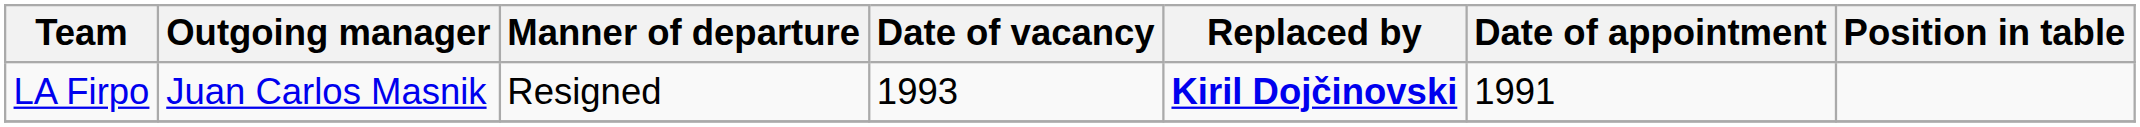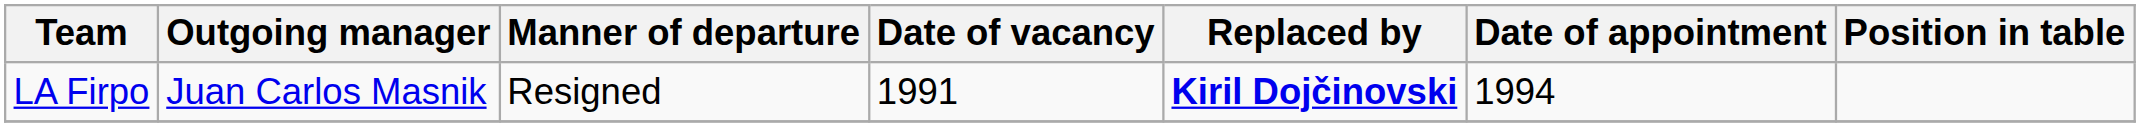(917, 91) 1993 -> (917, 91) 1991
(1515, 91) 1991 -> (1515, 91) 1994
